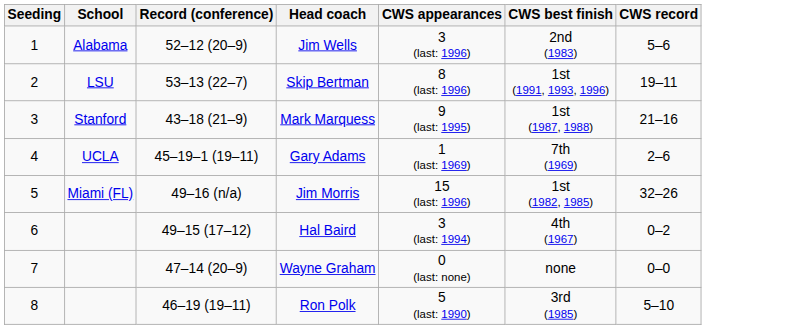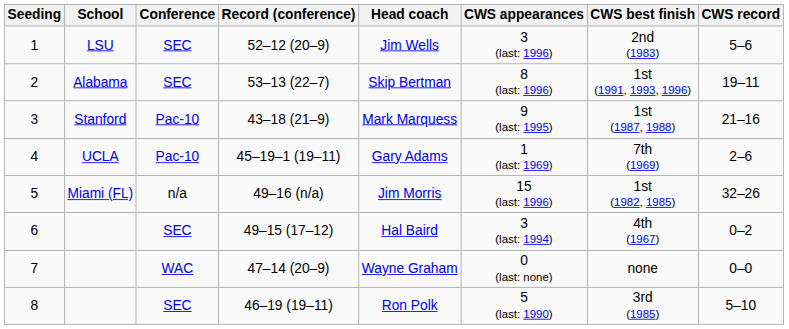+ column: (177, 15)
(100, 44) Alabama -> (100, 44) LSU
(100, 82) LSU -> (100, 82) Alabama
